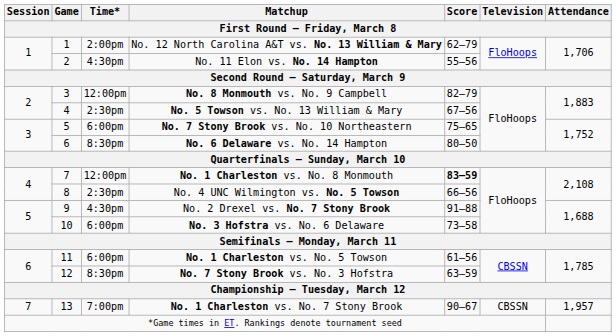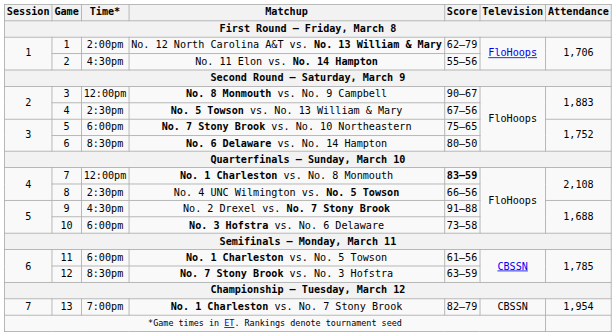(462, 95) 82–79 -> (462, 95) 90–67
(462, 307) 90–67 -> (462, 307) 82–79
(578, 307) 1,957 -> (578, 307) 1,954
